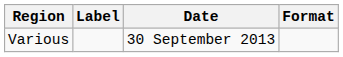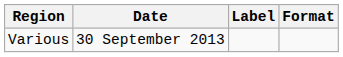columns swapped: (201, 16) <-> (98, 16)
